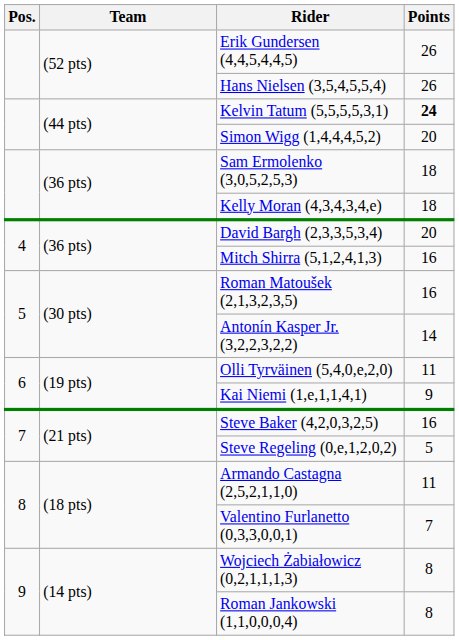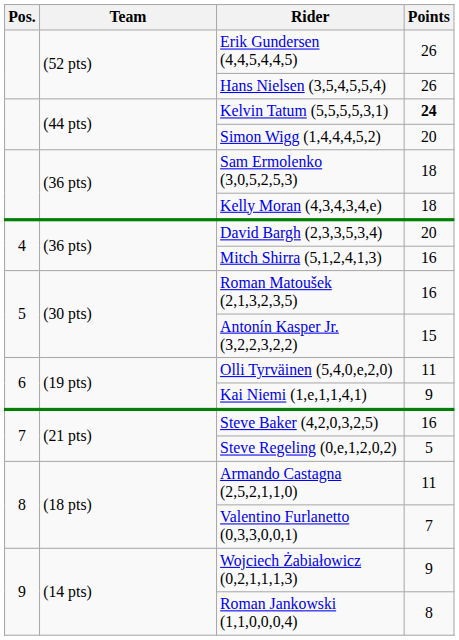(429, 335) 14 -> (429, 335) 15
(429, 569) 8 -> (429, 569) 9
